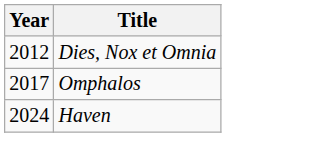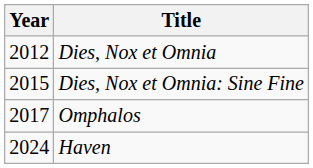+ row: (181, 83)
